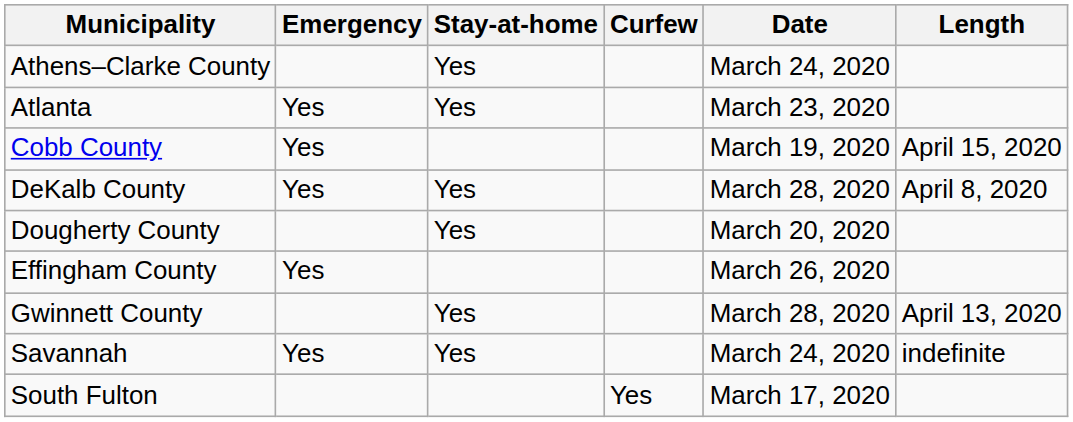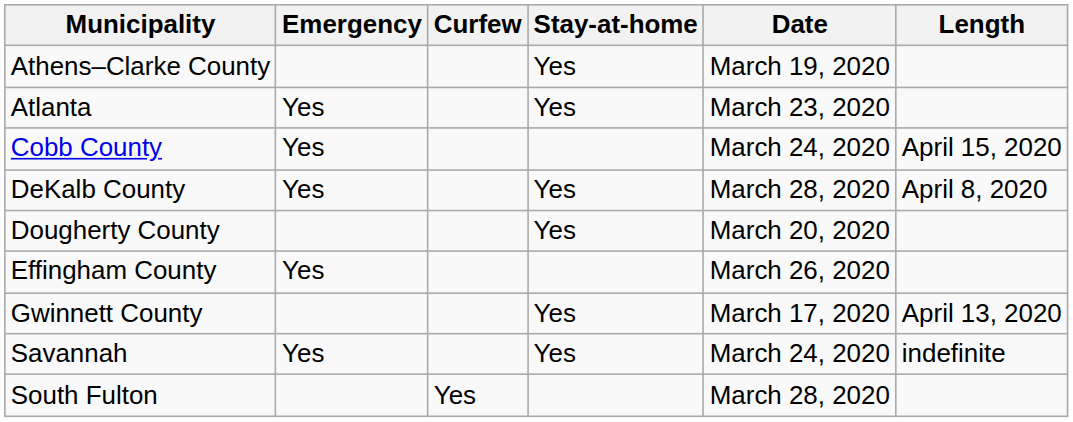columns swapped: (516, 25) <-> (654, 25)
(800, 66) March 24, 2020 -> (800, 66) March 19, 2020
(800, 148) March 19, 2020 -> (800, 148) March 24, 2020
(800, 312) March 28, 2020 -> (800, 312) March 17, 2020
(800, 395) March 17, 2020 -> (800, 395) March 28, 2020
